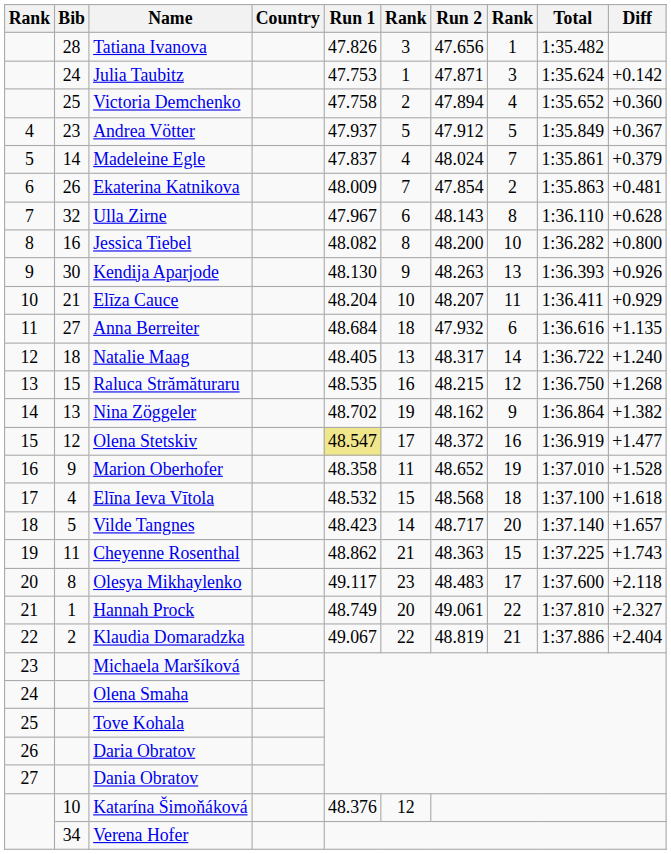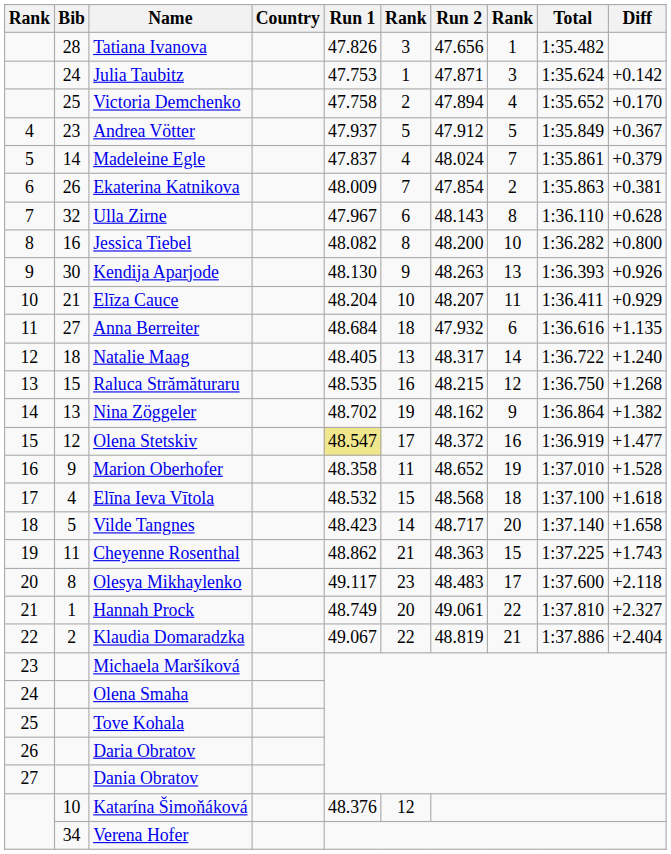(637, 103) +0.360 -> (637, 103) +0.170
(637, 187) +0.481 -> (637, 187) +0.381
(637, 525) +1.657 -> (637, 525) +1.658
